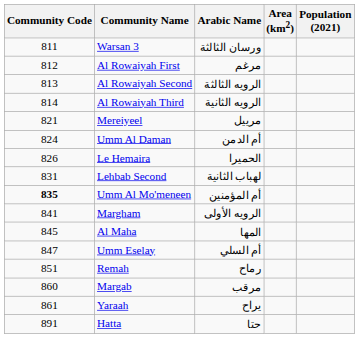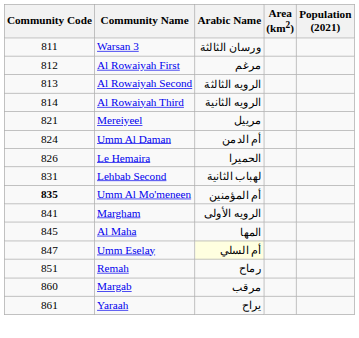(241, 250) no background -> (241, 250) lightyellow background
- row: (109, 324)
